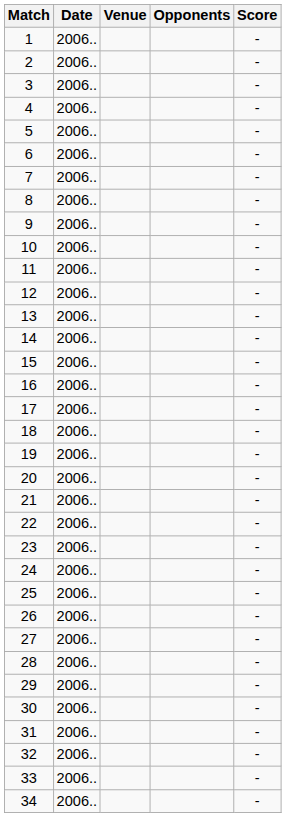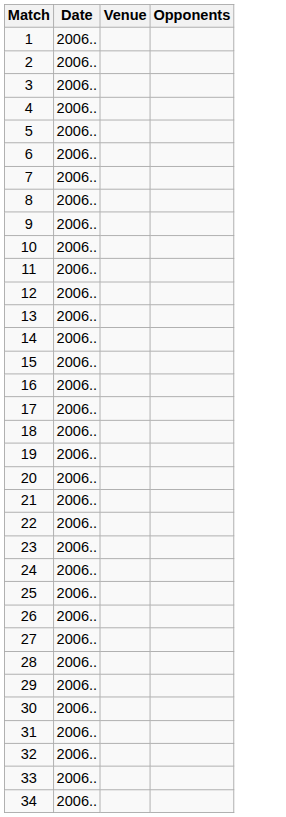- column: (257, 16)
